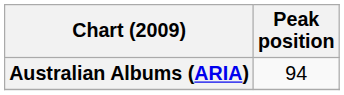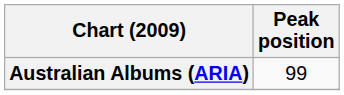(296, 73) 94 -> (296, 73) 99
